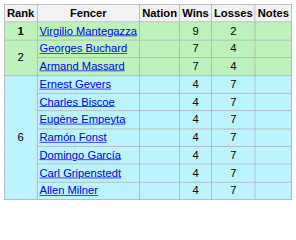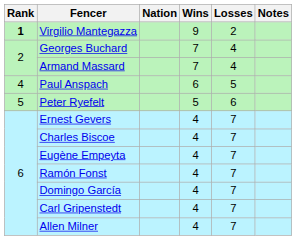+ row: (74, 84)
+ row: (72, 102)
